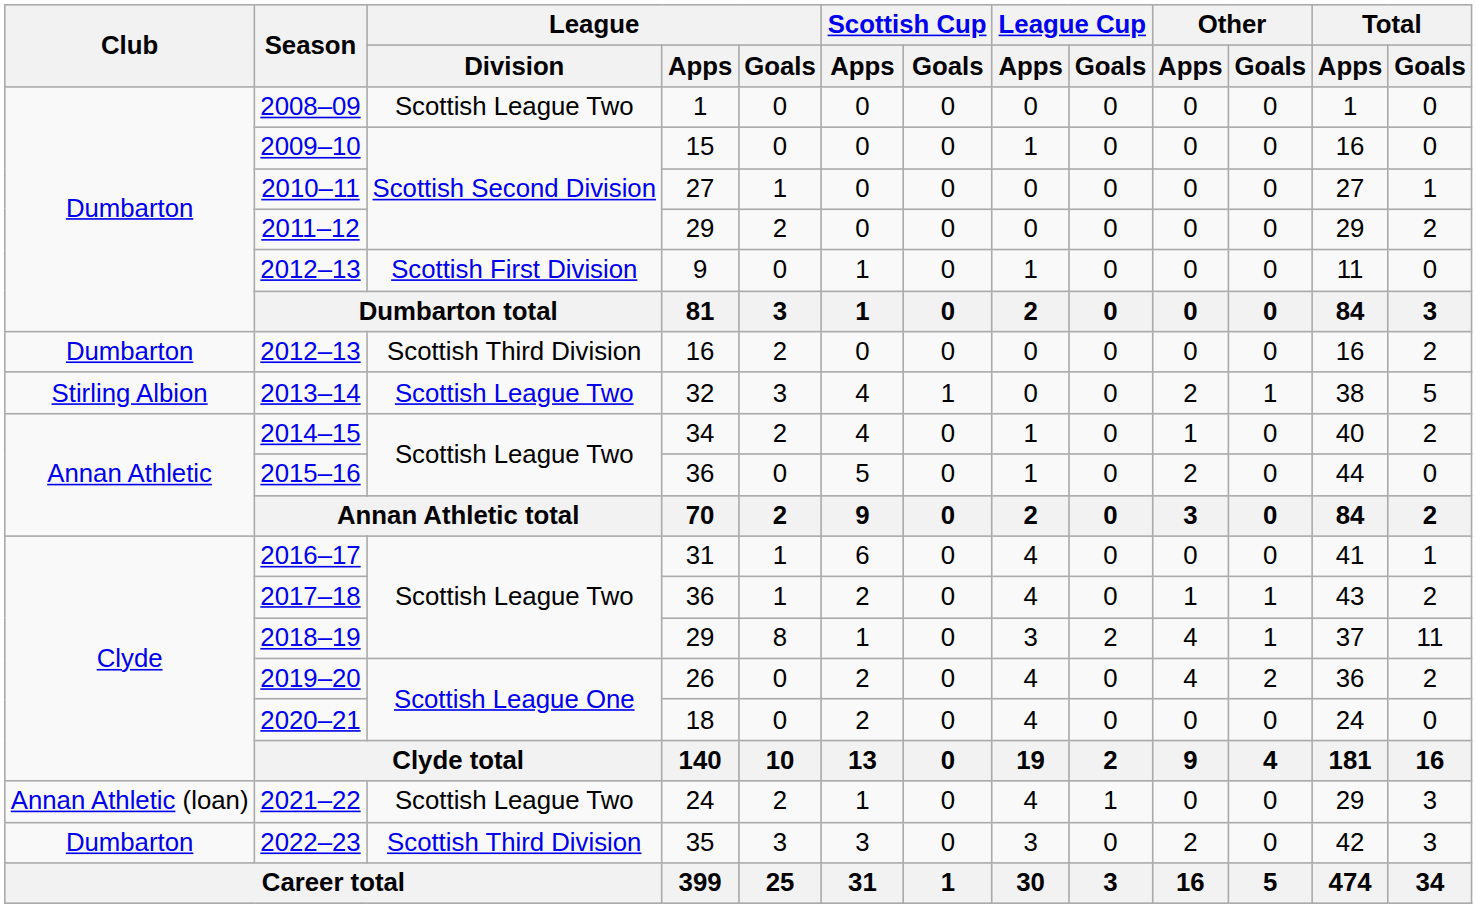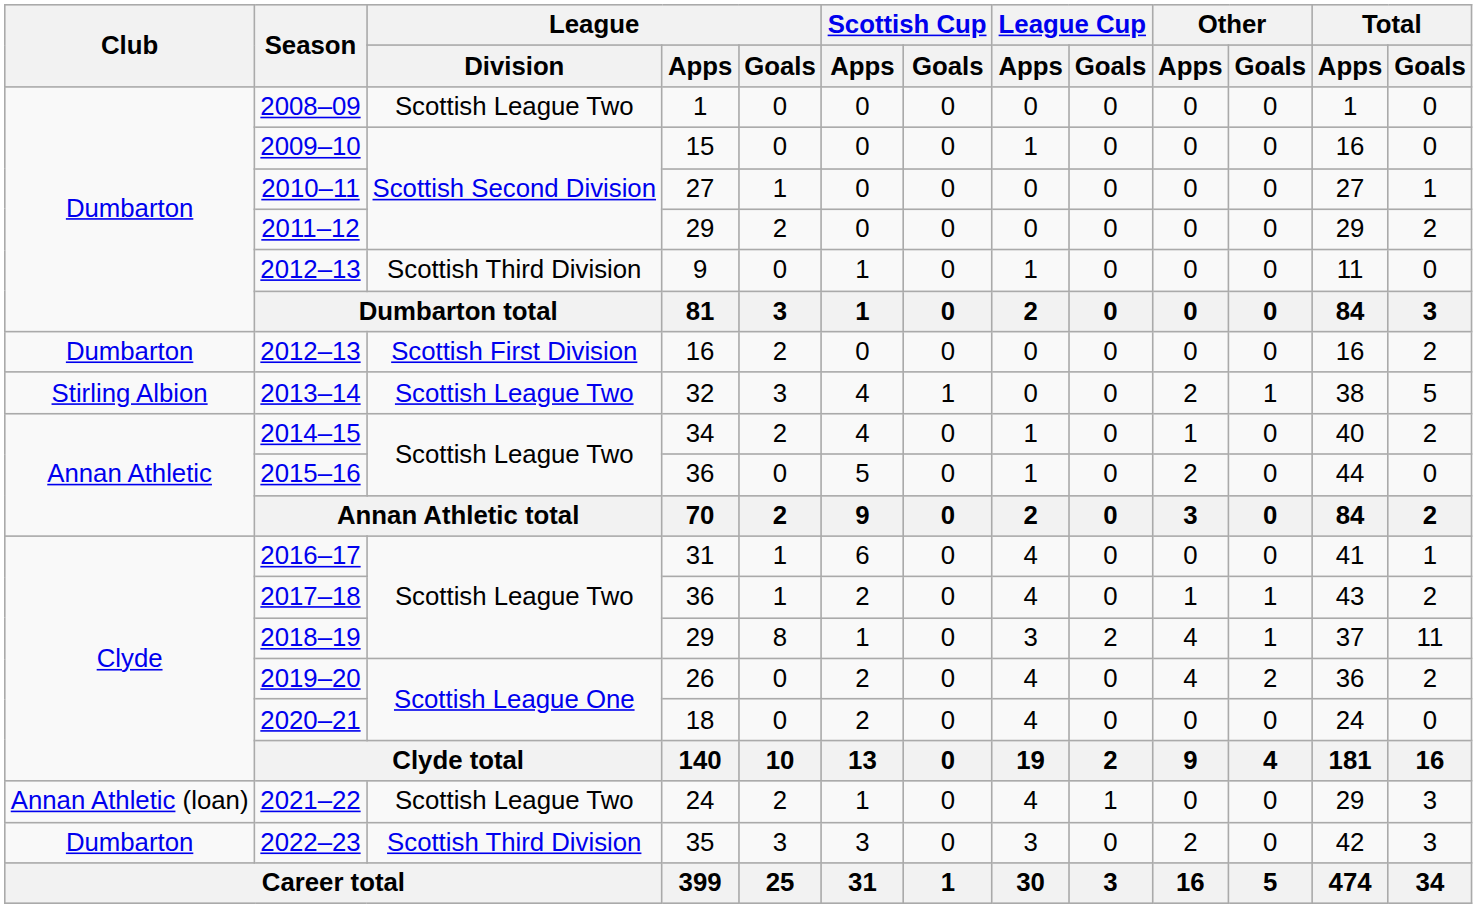(514, 270) Scottish First Division -> (514, 270) Scottish Third Division
(514, 351) Scottish Third Division -> (514, 351) Scottish First Division
